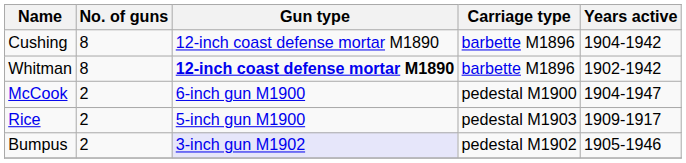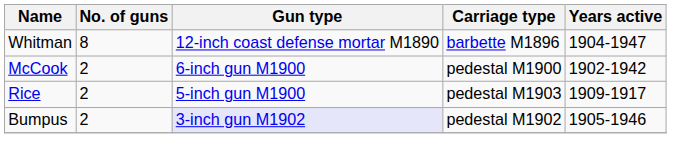- row: (38, 42)
(315, 68) bold -> (307, 42) normal
(623, 68) 1902-1942 -> (607, 42) 1904-1947
(623, 94) 1904-1947 -> (607, 68) 1902-1942
